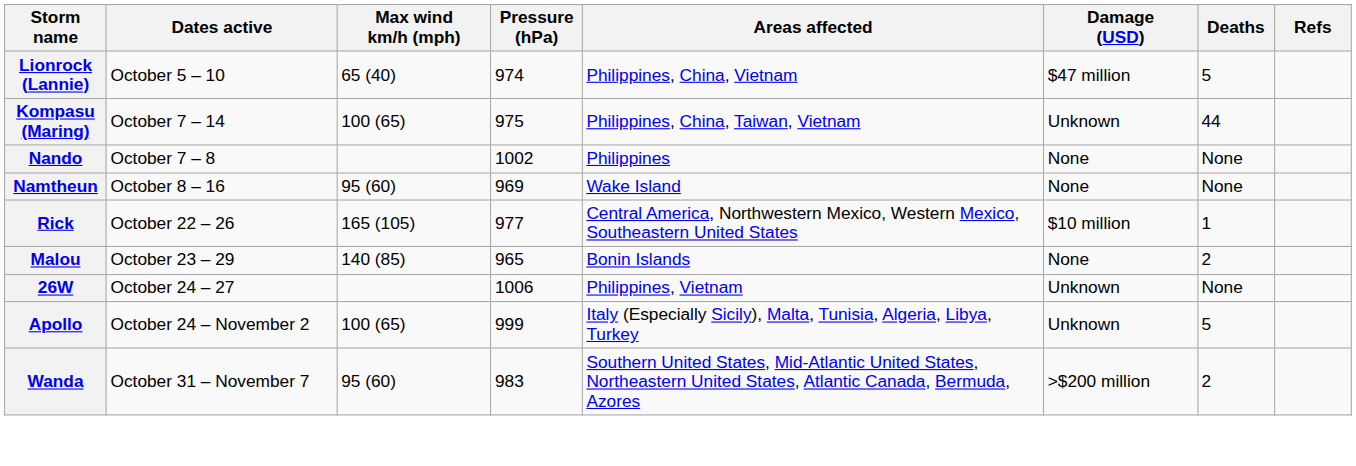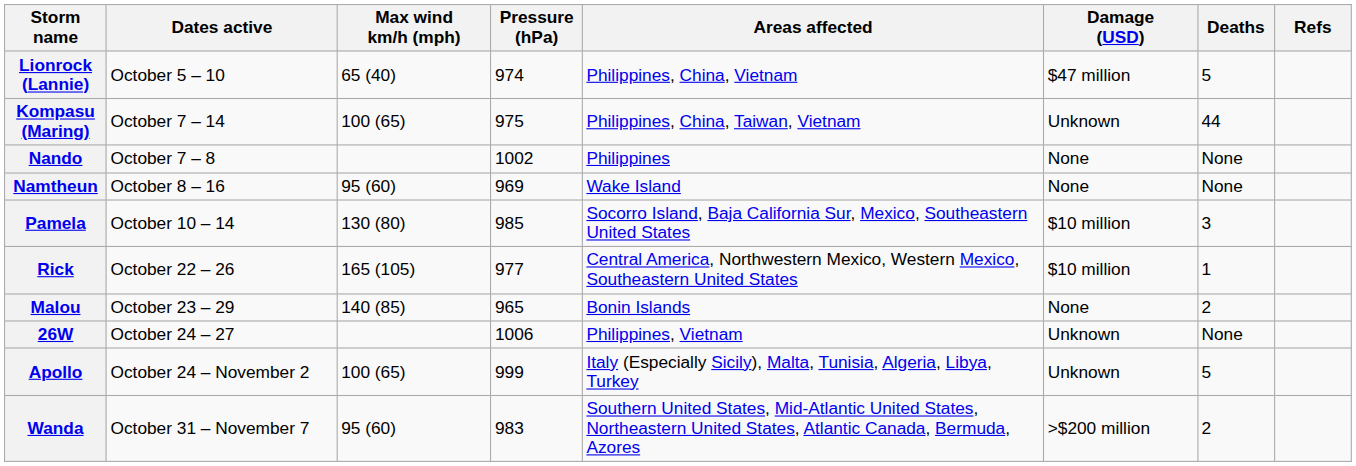+ row: (56, 223)
